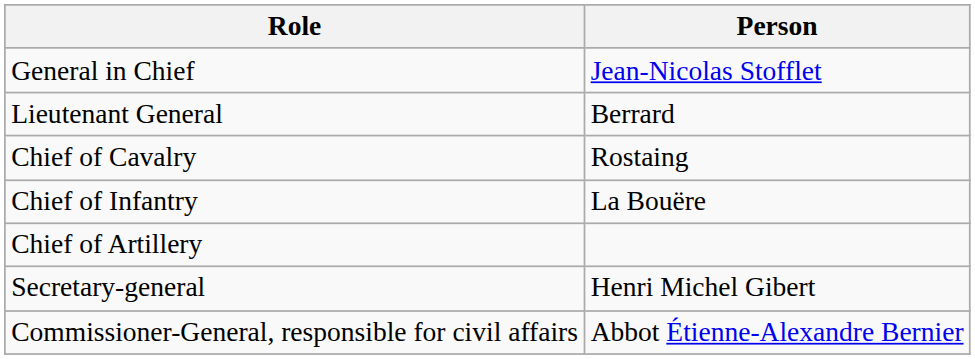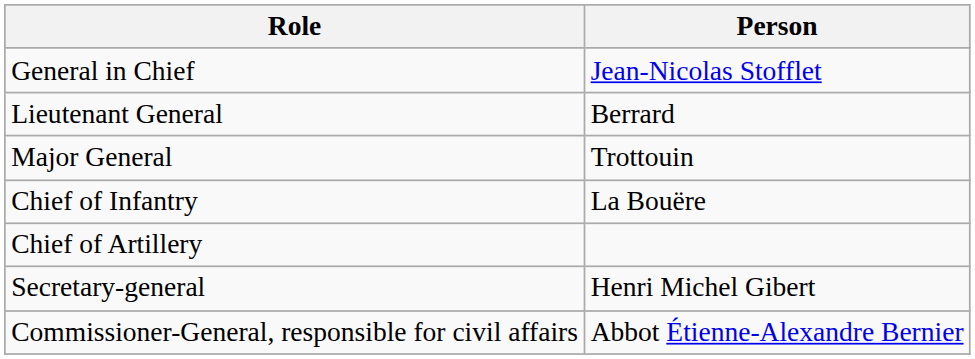+ row: (92, 157)
- row: (104, 157)
